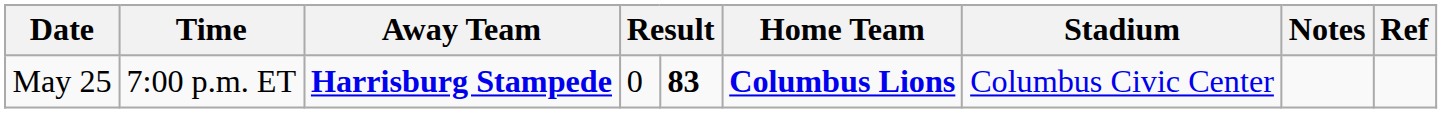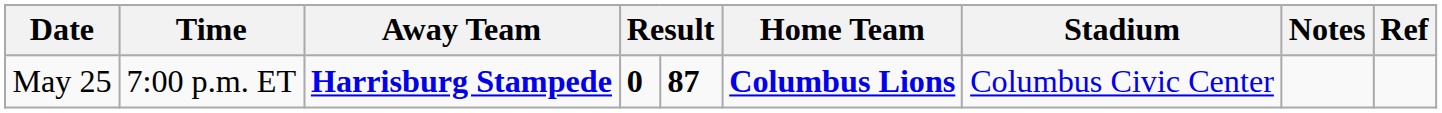(635, 81) normal -> (635, 81) bold
(684, 81) 83 -> (684, 81) 87
